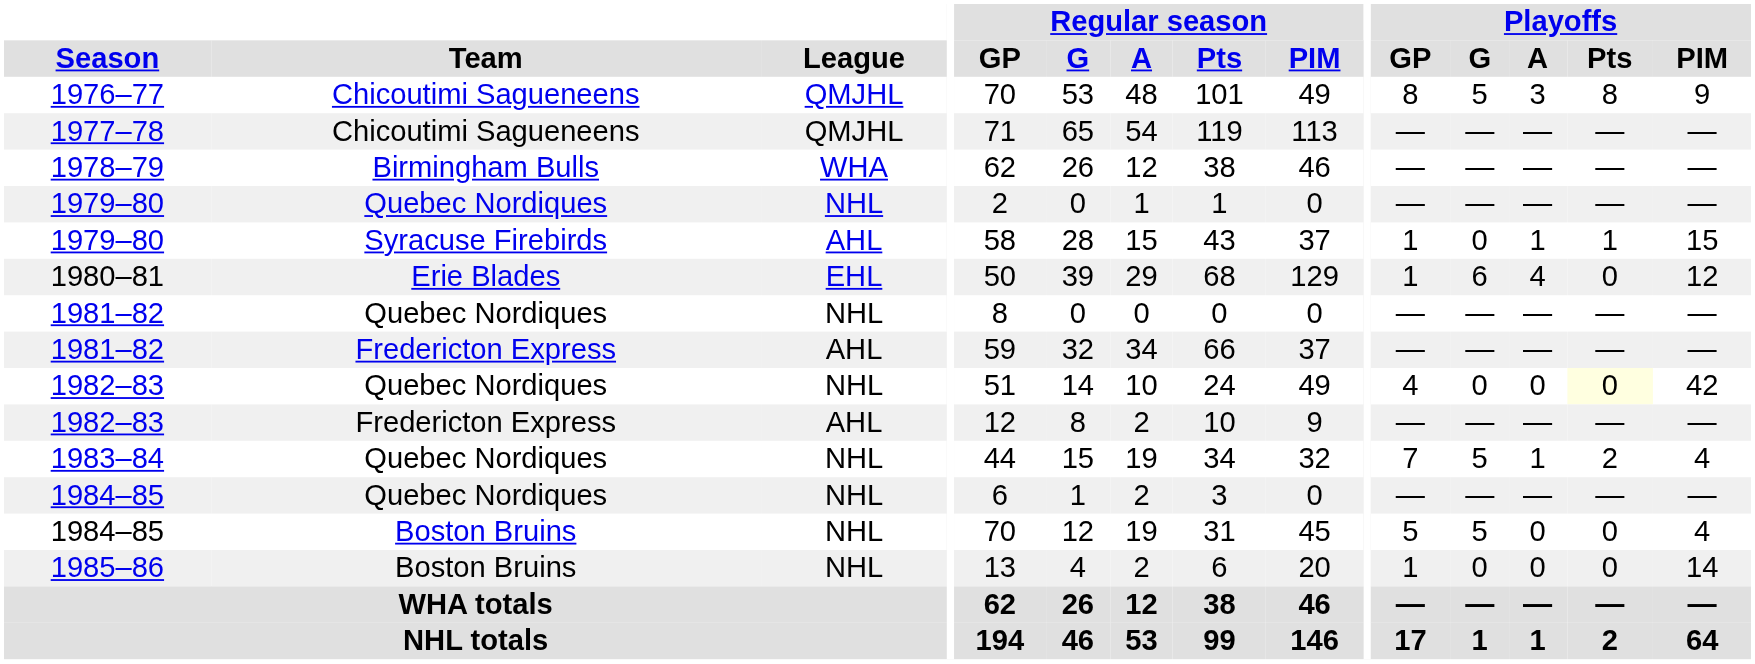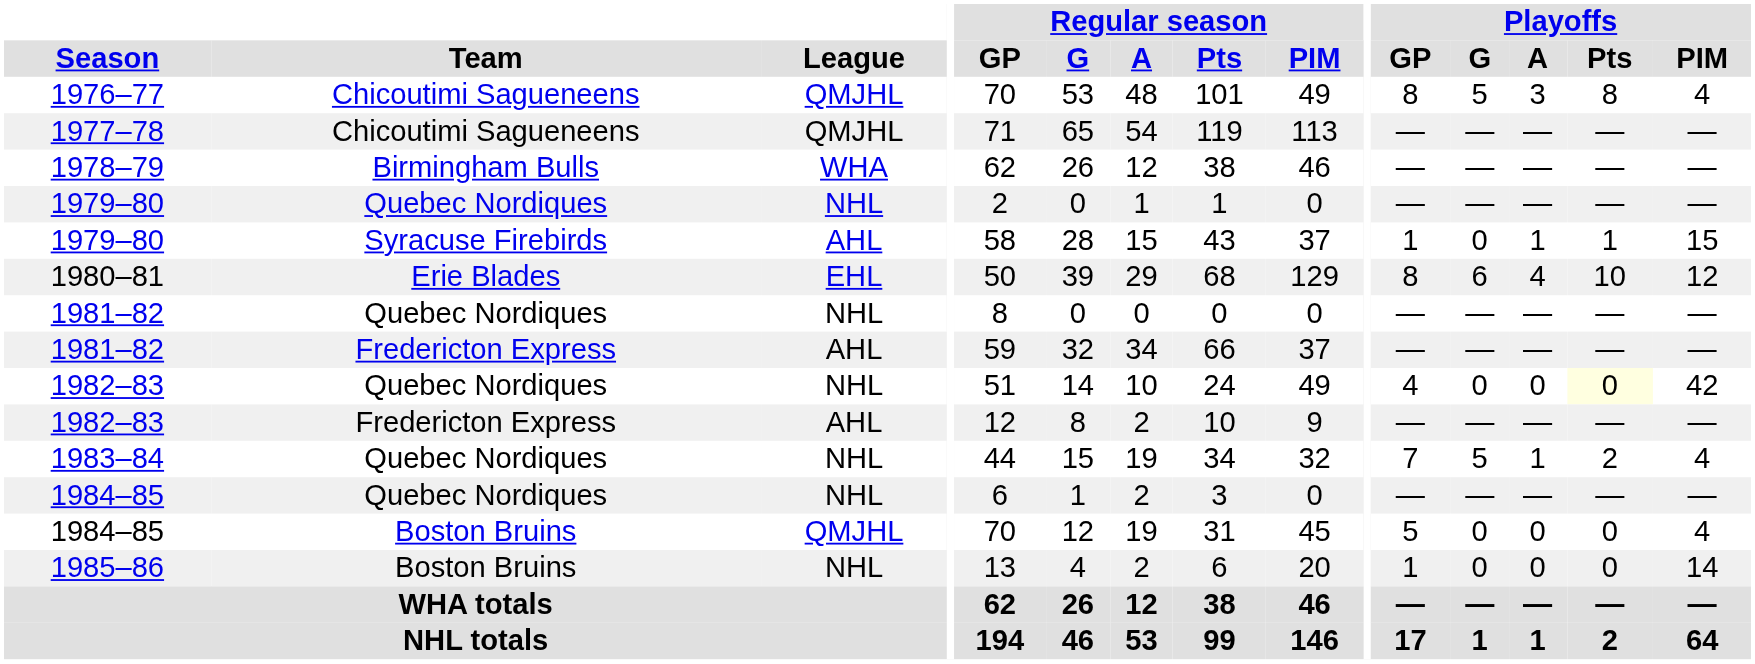(1702, 94) 9 -> (1702, 94) 4
(1410, 276) 1 -> (1410, 276) 8
(1610, 276) 0 -> (1610, 276) 10
(854, 531) NHL -> (854, 531) QMJHL
(1480, 531) 5 -> (1480, 531) 0
